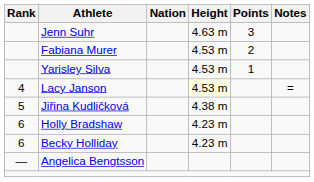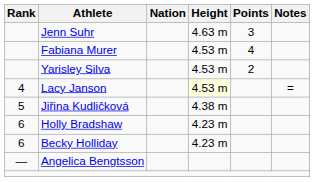(251, 50) 2 -> (251, 50) 4
(251, 69) 1 -> (251, 69) 2
